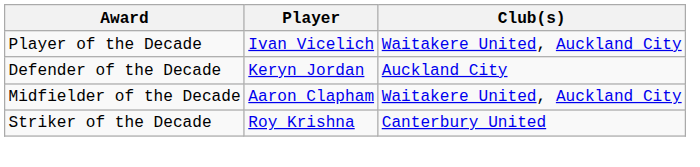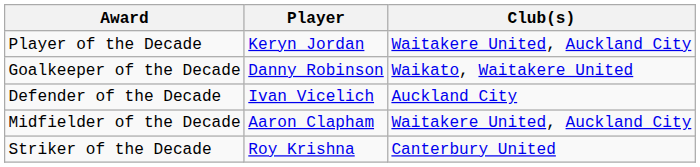(311, 44) Ivan Vicelich -> (306, 44) Keryn Jordan
+ row: (125, 70)
(306, 70) Keryn Jordan -> (311, 97) Ivan Vicelich
